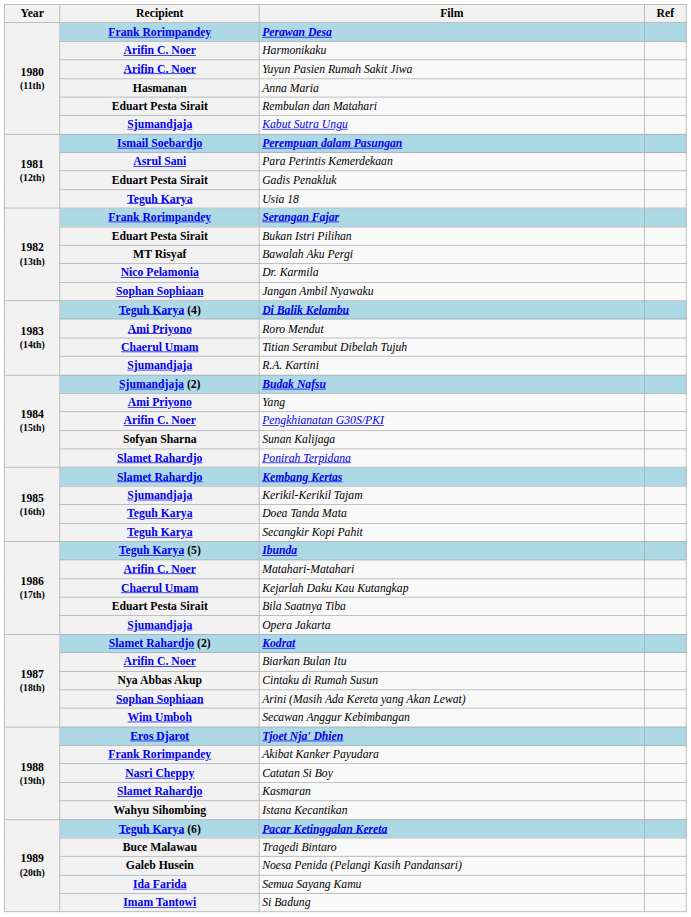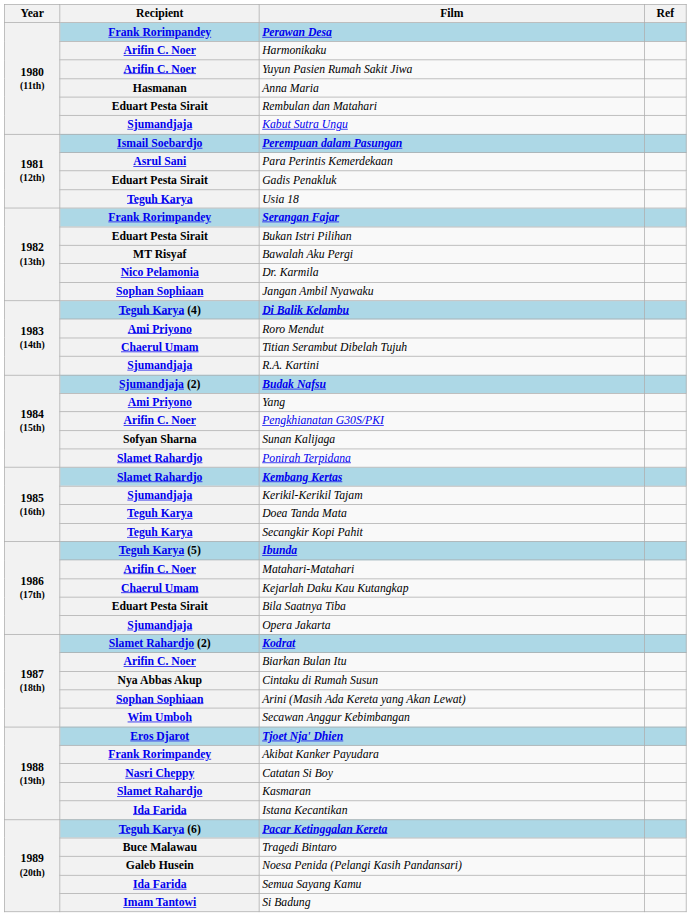(160, 810) Wahyu Sihombing -> (160, 810) Ida Farida
